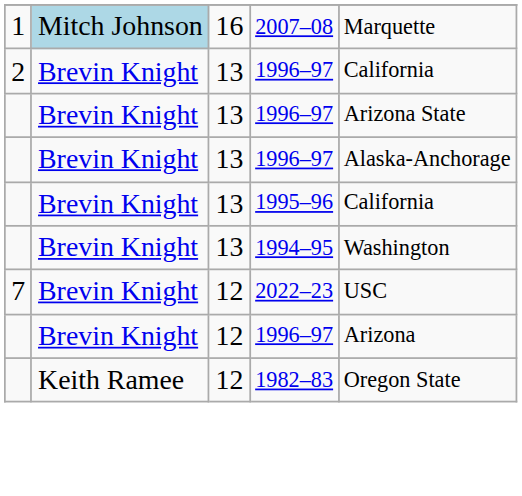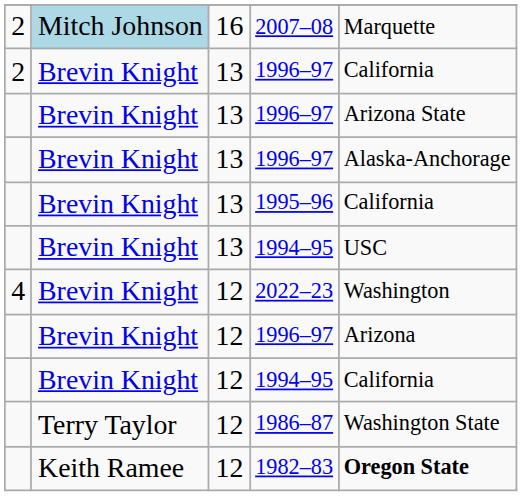(18, 26) 1 -> (18, 26) 2
(397, 247) Washington -> (365, 247) USC
(18, 291) 7 -> (18, 291) 4
(365, 291) USC -> (397, 291) Washington
+ row: (230, 379)
+ row: (230, 423)
(402, 379) normal -> (406, 468) bold
